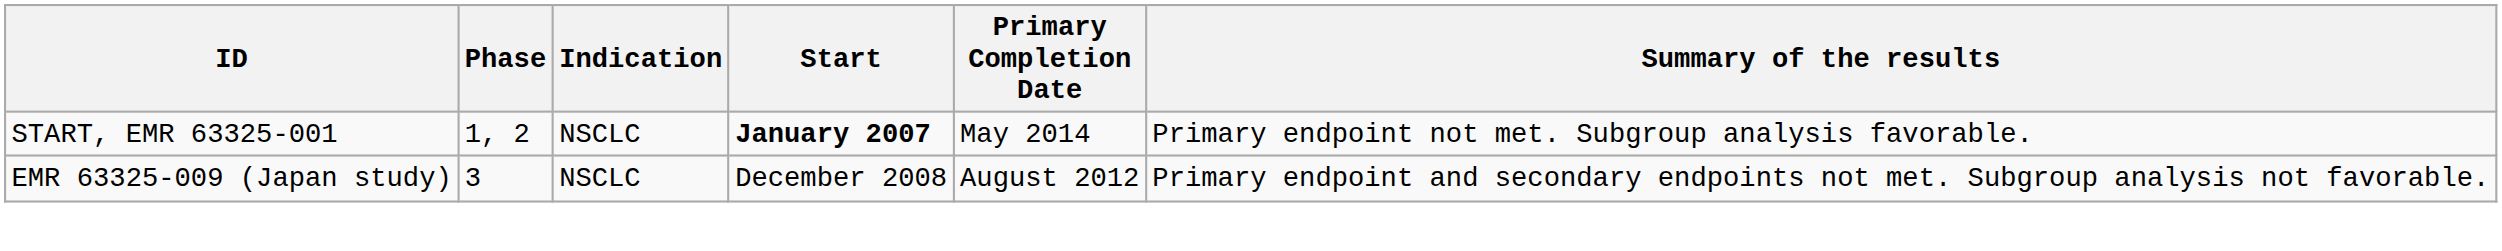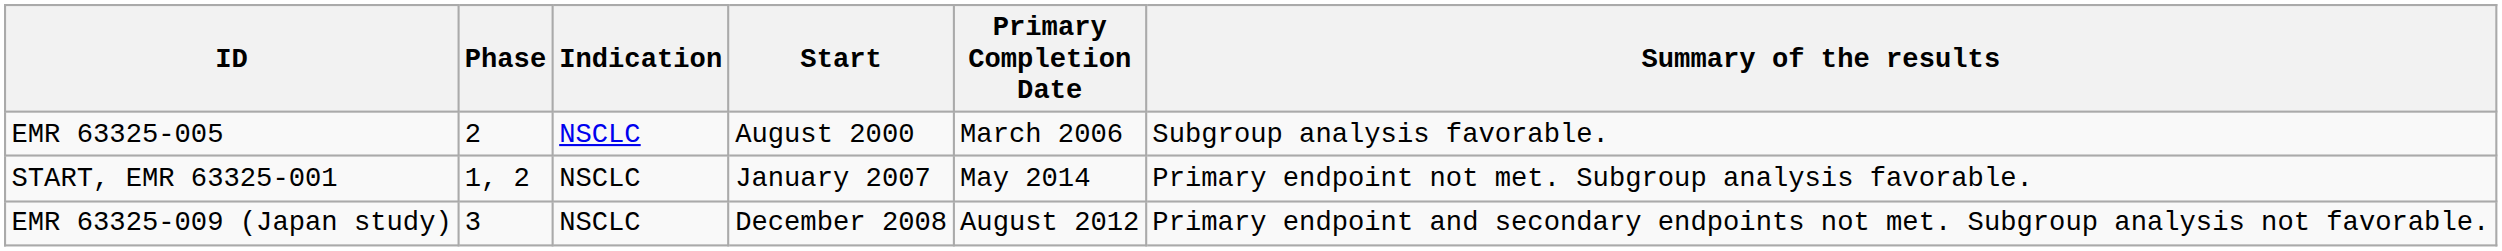+ row: (117, 134)
(833, 134) bold -> (833, 178) normal
